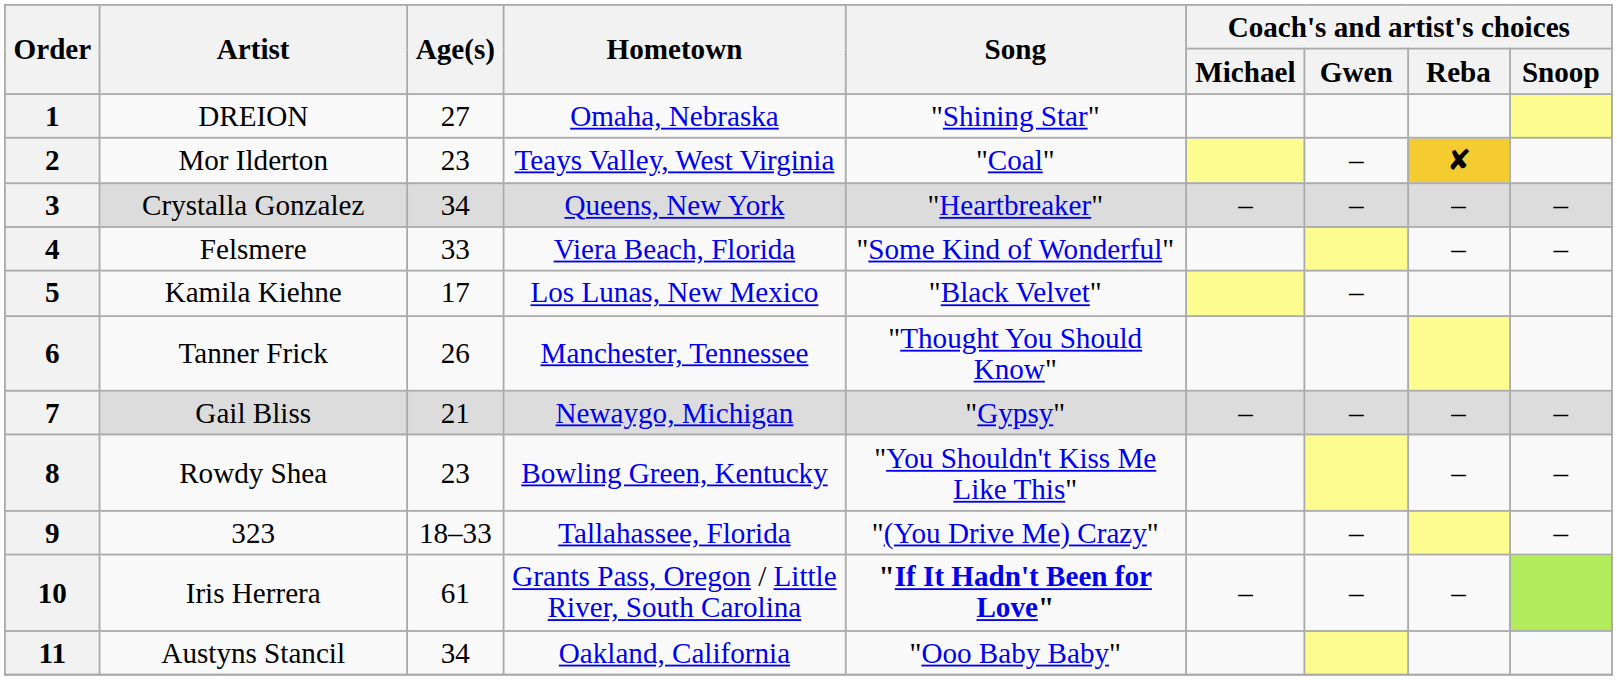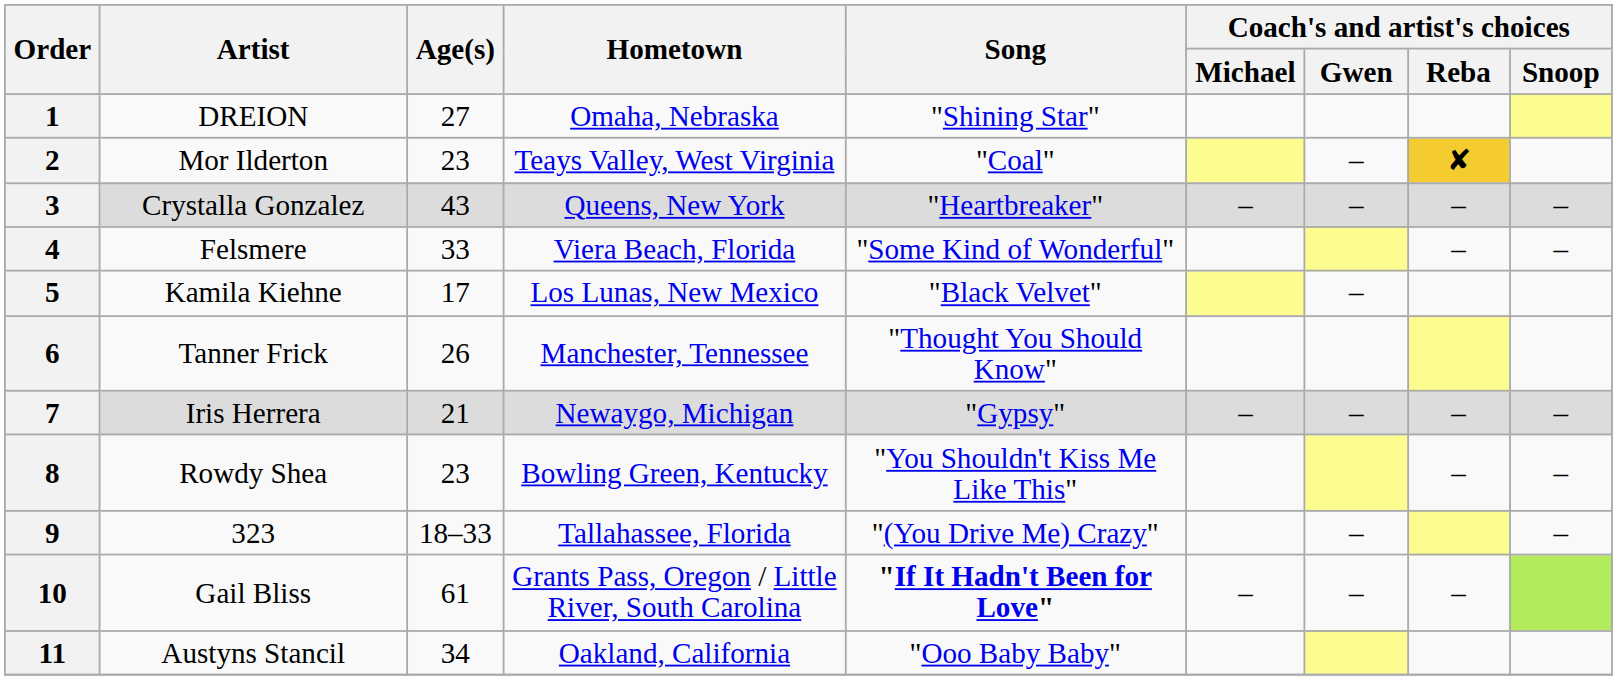(455, 205) 34 -> (455, 205) 43
(253, 413) Gail Bliss -> (253, 413) Iris Herrera
(253, 592) Iris Herrera -> (253, 592) Gail Bliss
